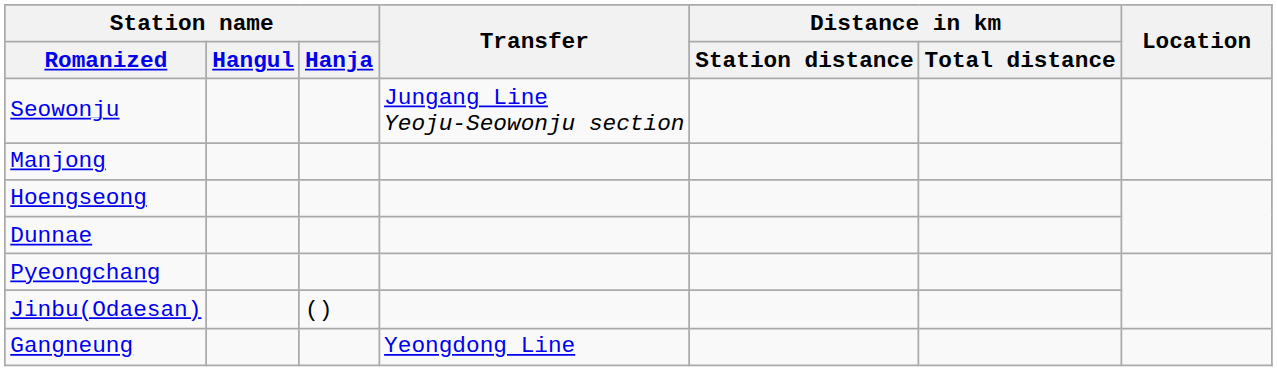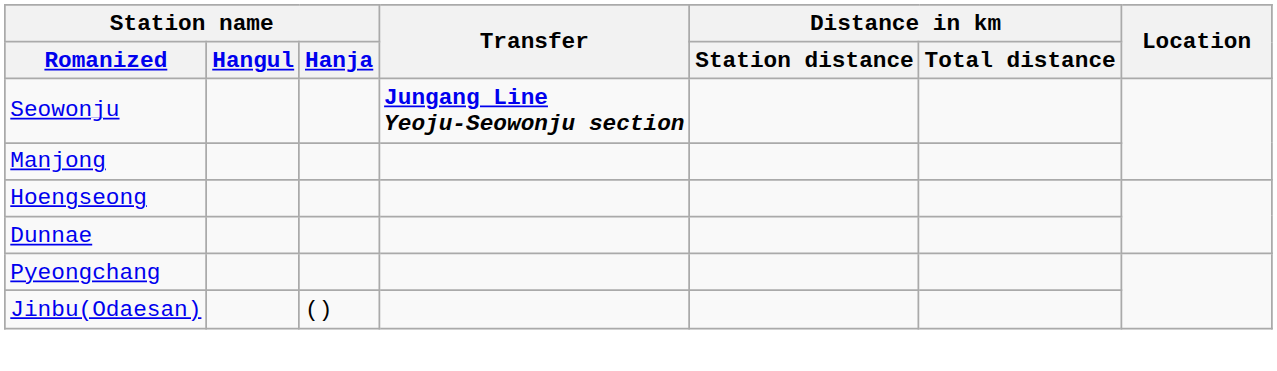(534, 111) normal -> (534, 111) bold
- row: (72, 346)
